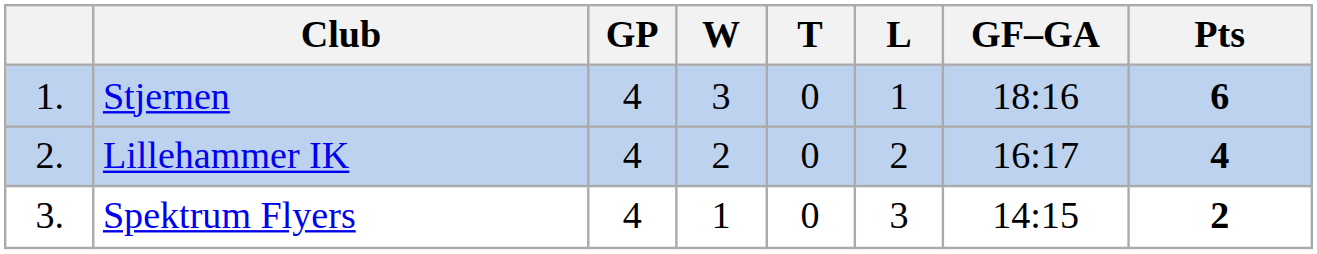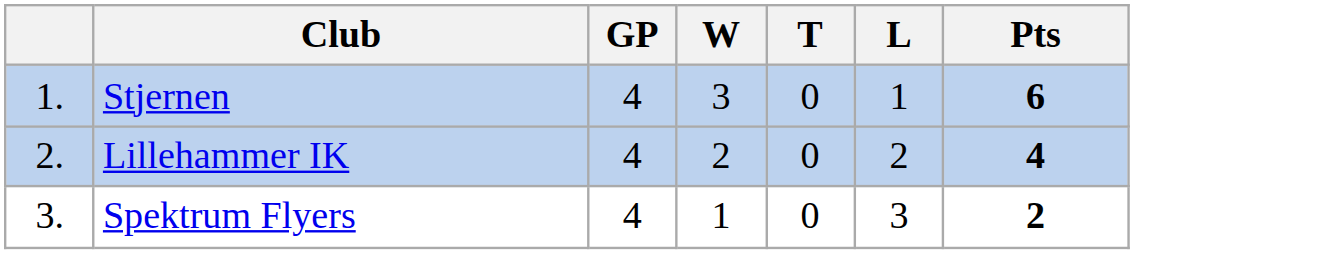- column: (1036, 34)
